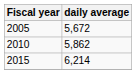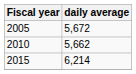(77, 45) 5,862 -> (77, 45) 5,662
